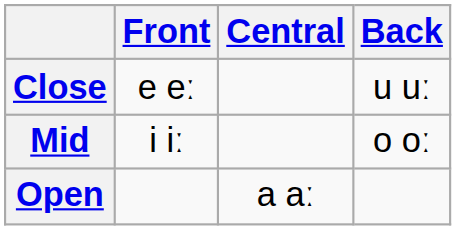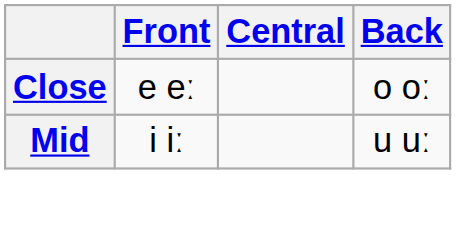(402, 86) u uː -> (402, 86) o oː
(402, 140) o oː -> (402, 140) u uː
- row: (60, 195)
